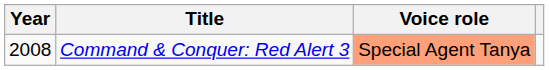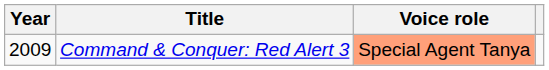(30, 49) 2008 -> (30, 49) 2009
